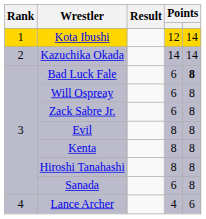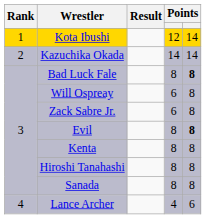(174, 74) 6 -> (174, 74) 8
(192, 130) normal -> (192, 130) bold
(174, 185) 6 -> (174, 185) 8
